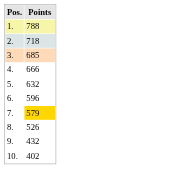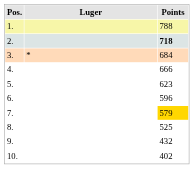+ column: (91, 12)
(33, 41) normal -> (166, 41) bold
(33, 55) 685 -> (166, 55) 684
(33, 84) 632 -> (166, 84) 623
(33, 127) 526 -> (166, 127) 525
